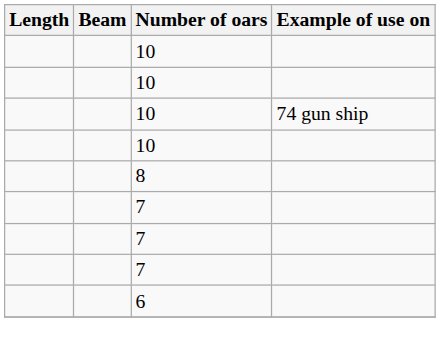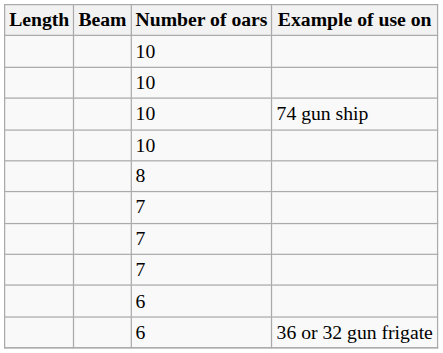+ row: (140, 332)
